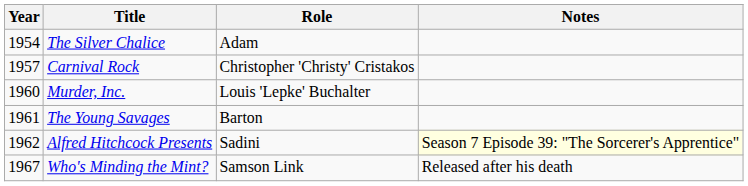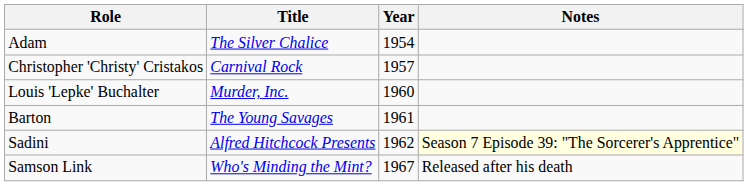columns swapped: (24, 17) <-> (317, 17)
